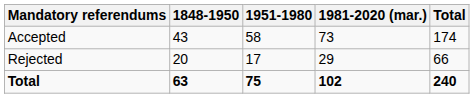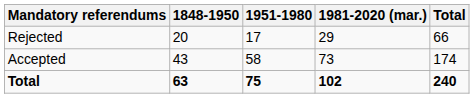rows swapped: (37, 37) <-> (35, 59)
